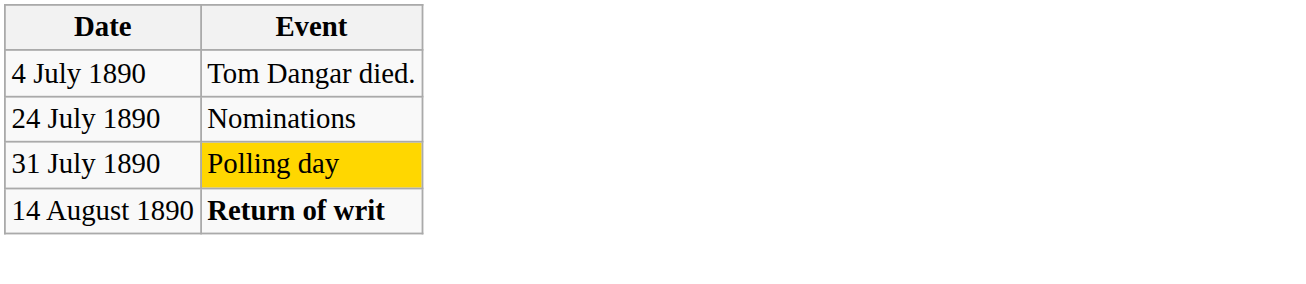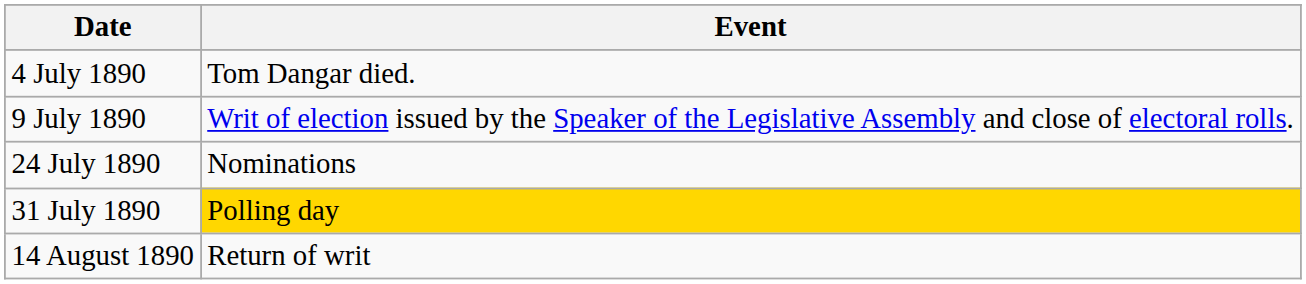+ row: (79, 118)
(296, 210) bold -> (289, 255) normal
